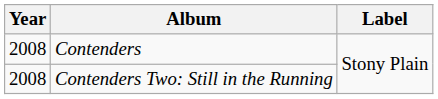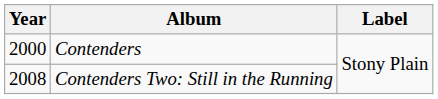(28, 49) 2008 -> (28, 49) 2000
